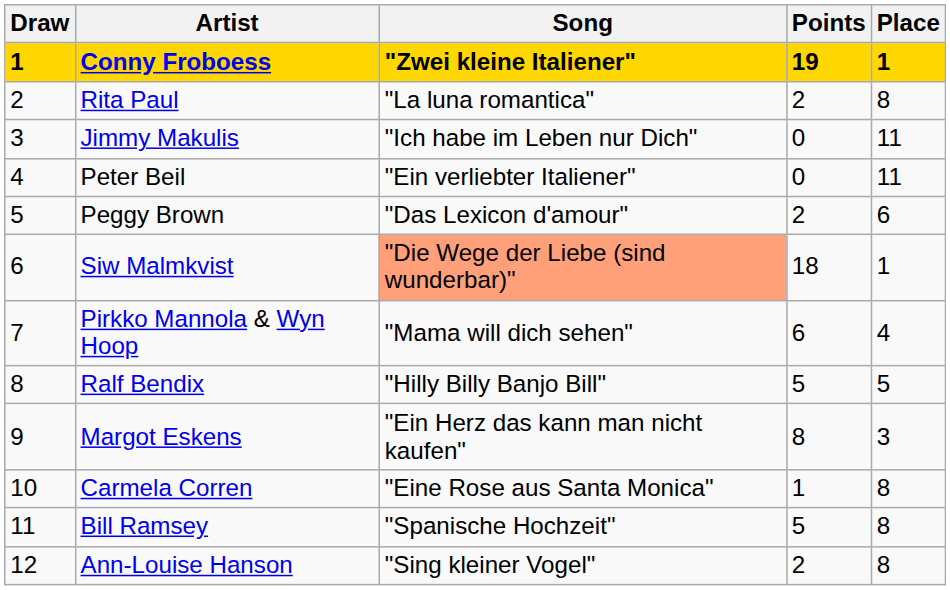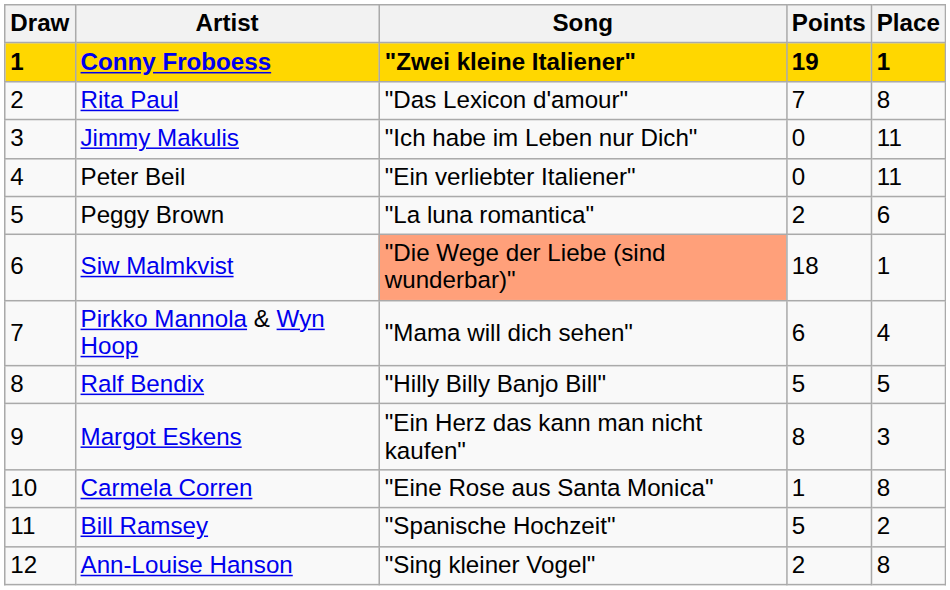(489, 100) "La luna romantica" -> (506, 100) "Das Lexicon d'amour"
(799, 100) 2 -> (799, 100) 7
(506, 215) "Das Lexicon d'amour" -> (489, 215) "La luna romantica"
(883, 526) 8 -> (883, 526) 2
